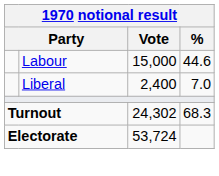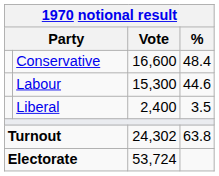+ row: (58, 61)
(154, 61) 15,000 -> (154, 84) 15,300
(201, 84) 7.0 -> (201, 107) 3.5
(197, 113) 68.3 -> (197, 136) 63.8
